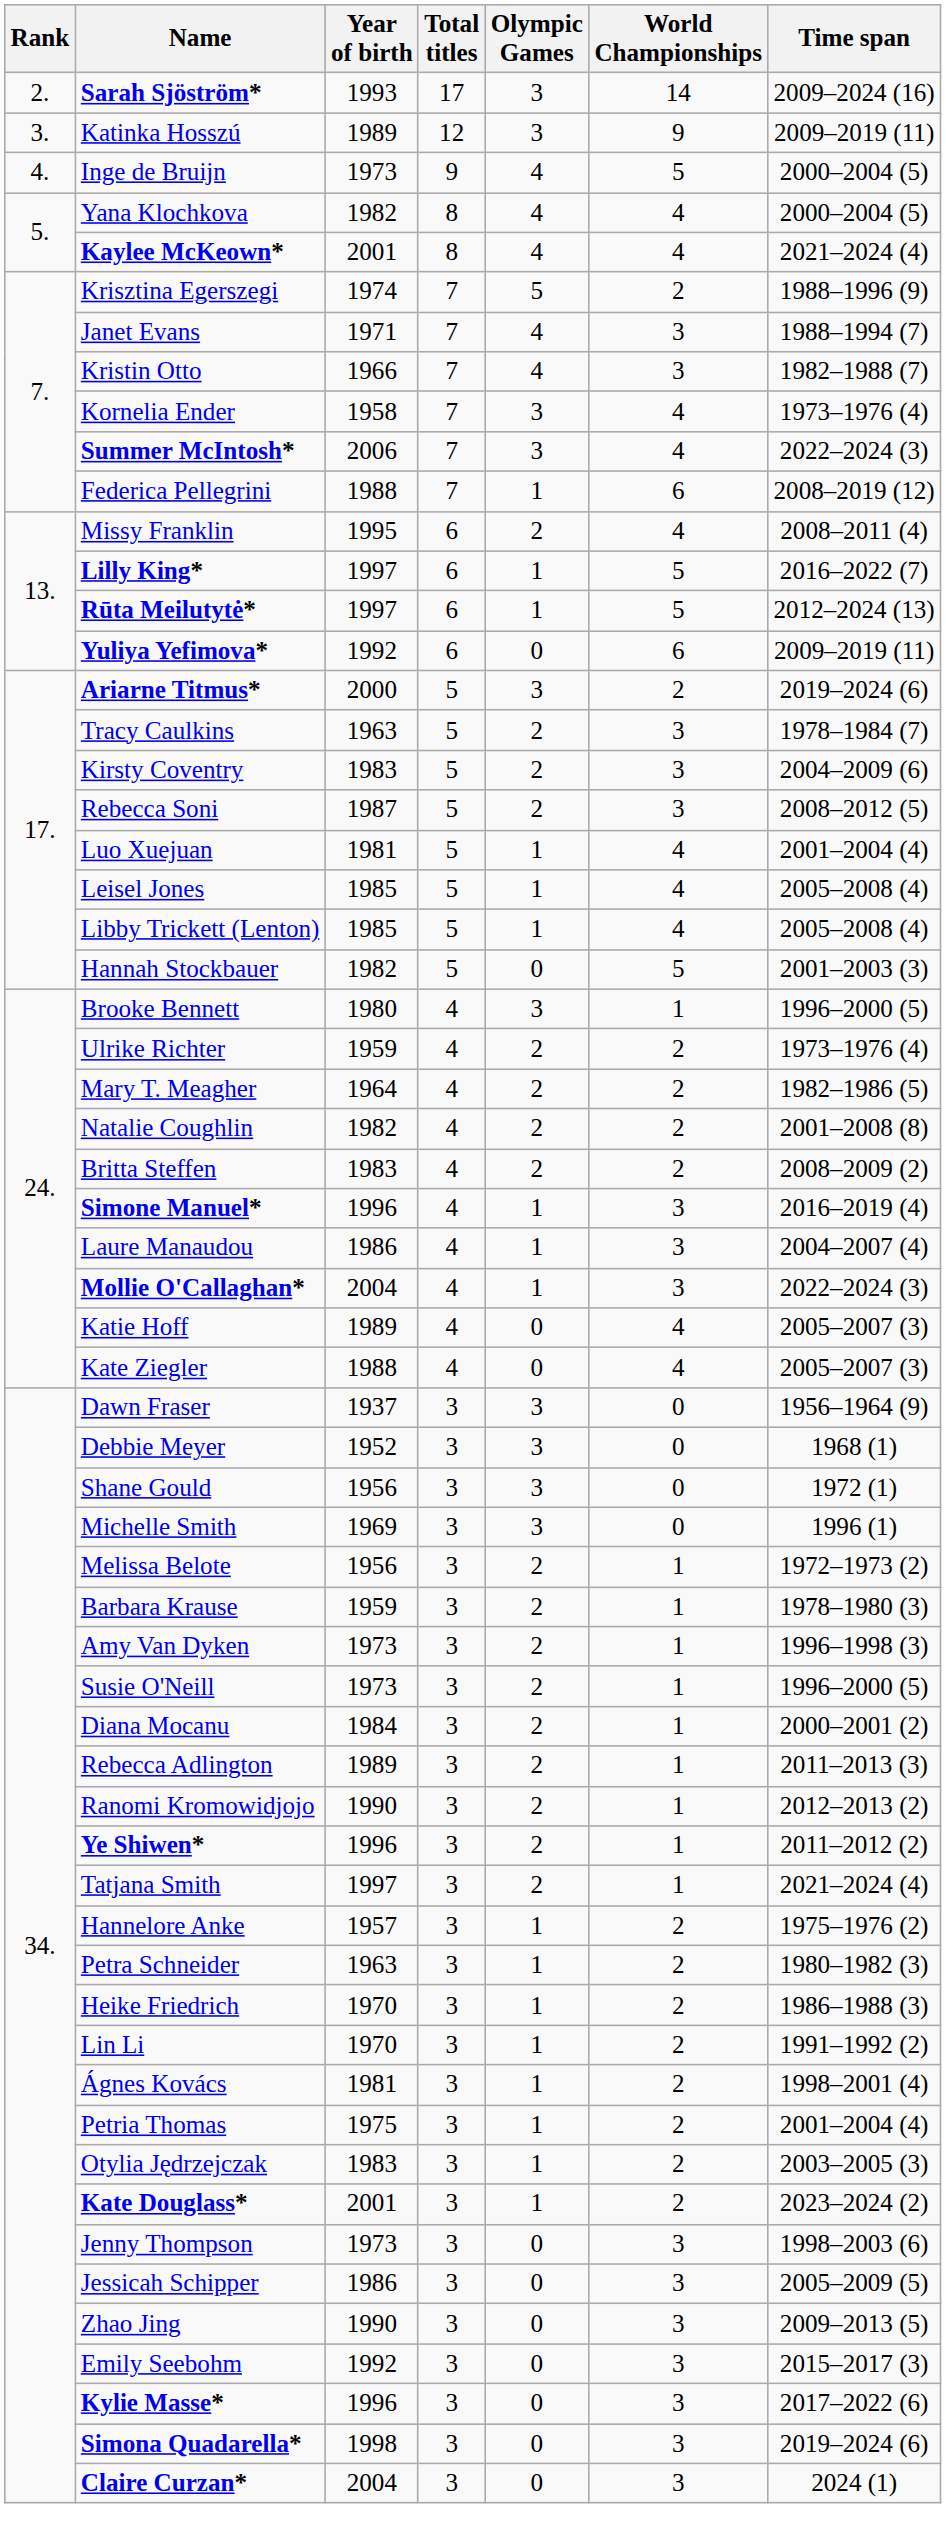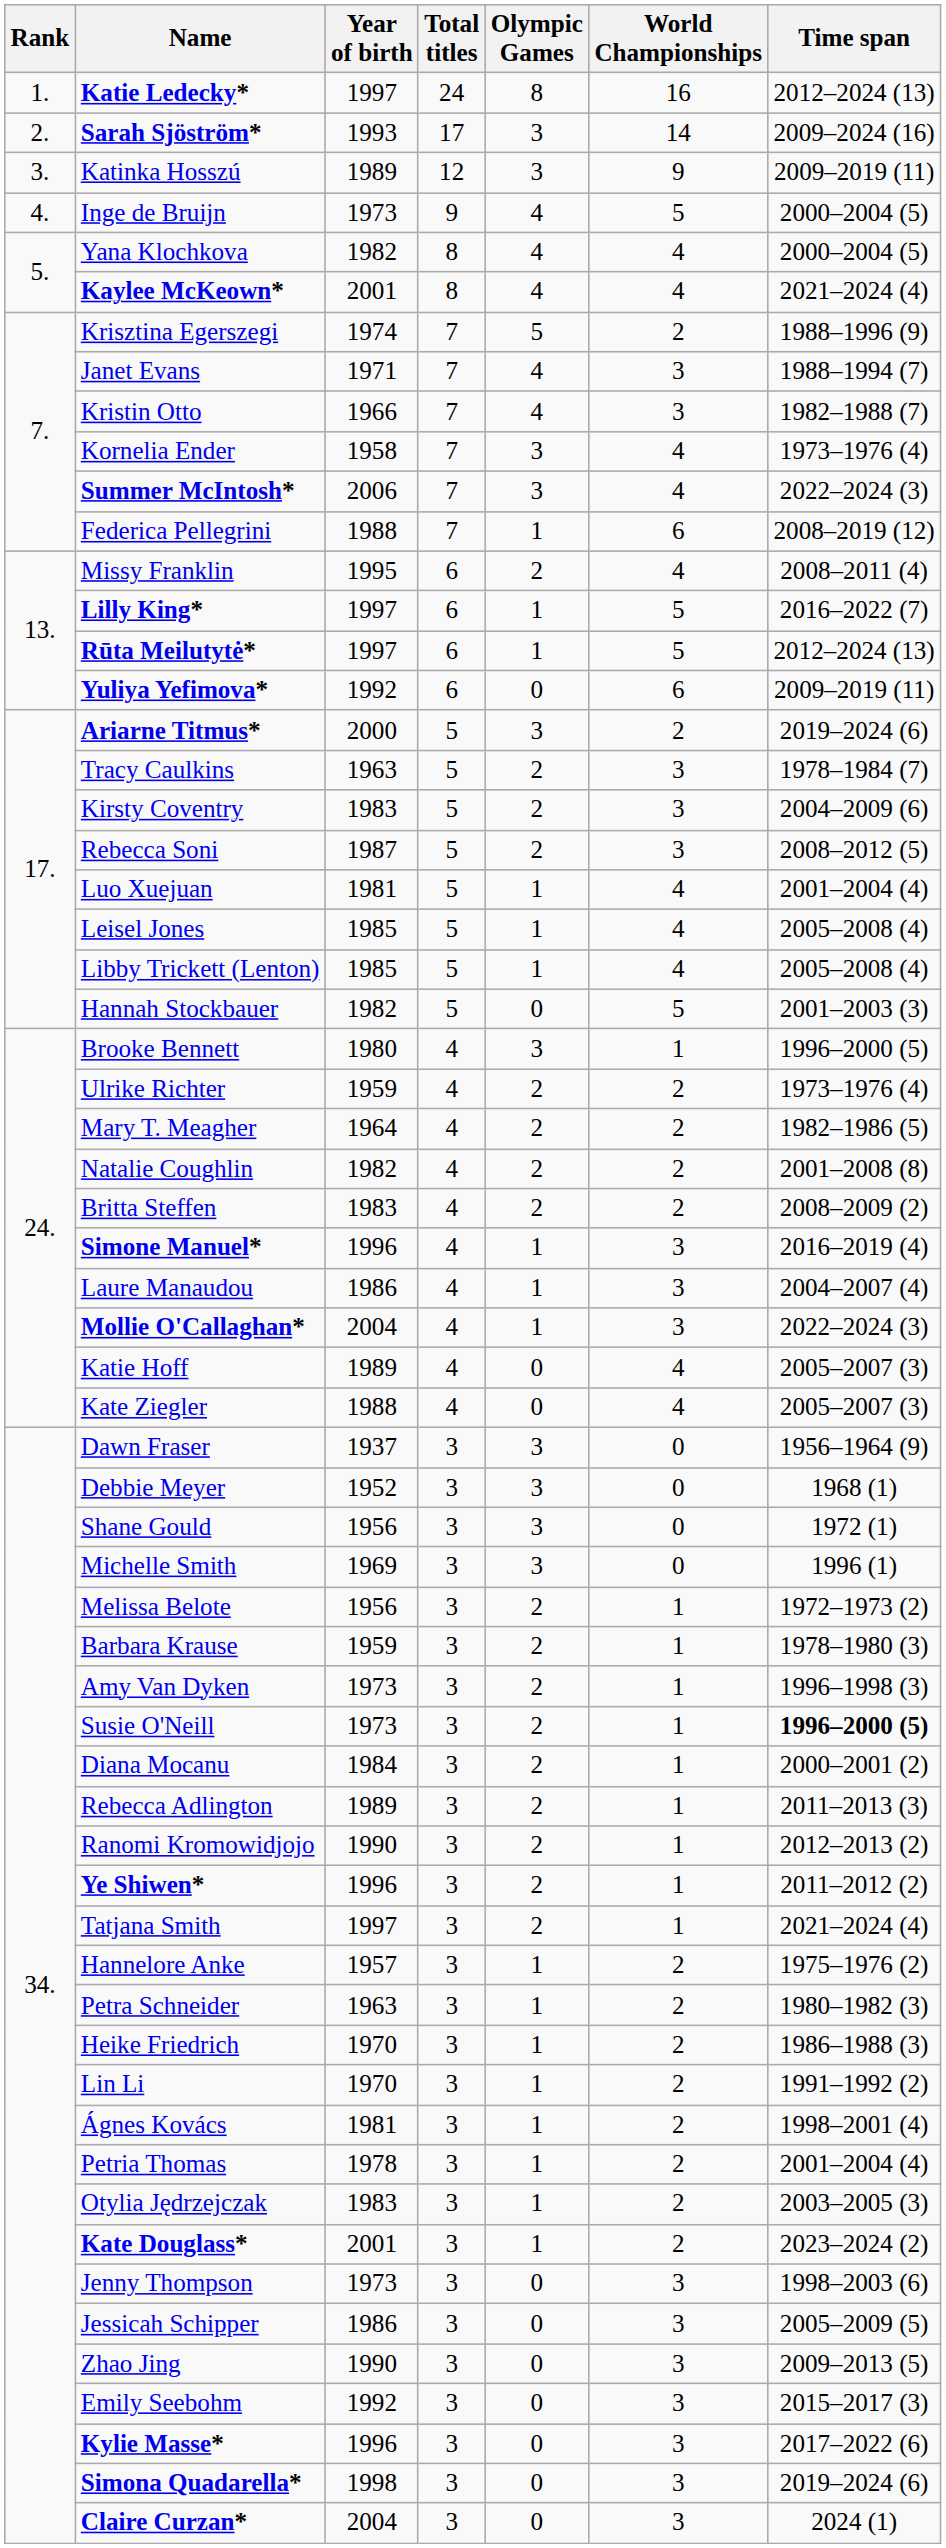+ row: (165, 92)
(854, 1686) normal -> (854, 1725) bold
(372, 2124) 1975 -> (372, 2164) 1978
